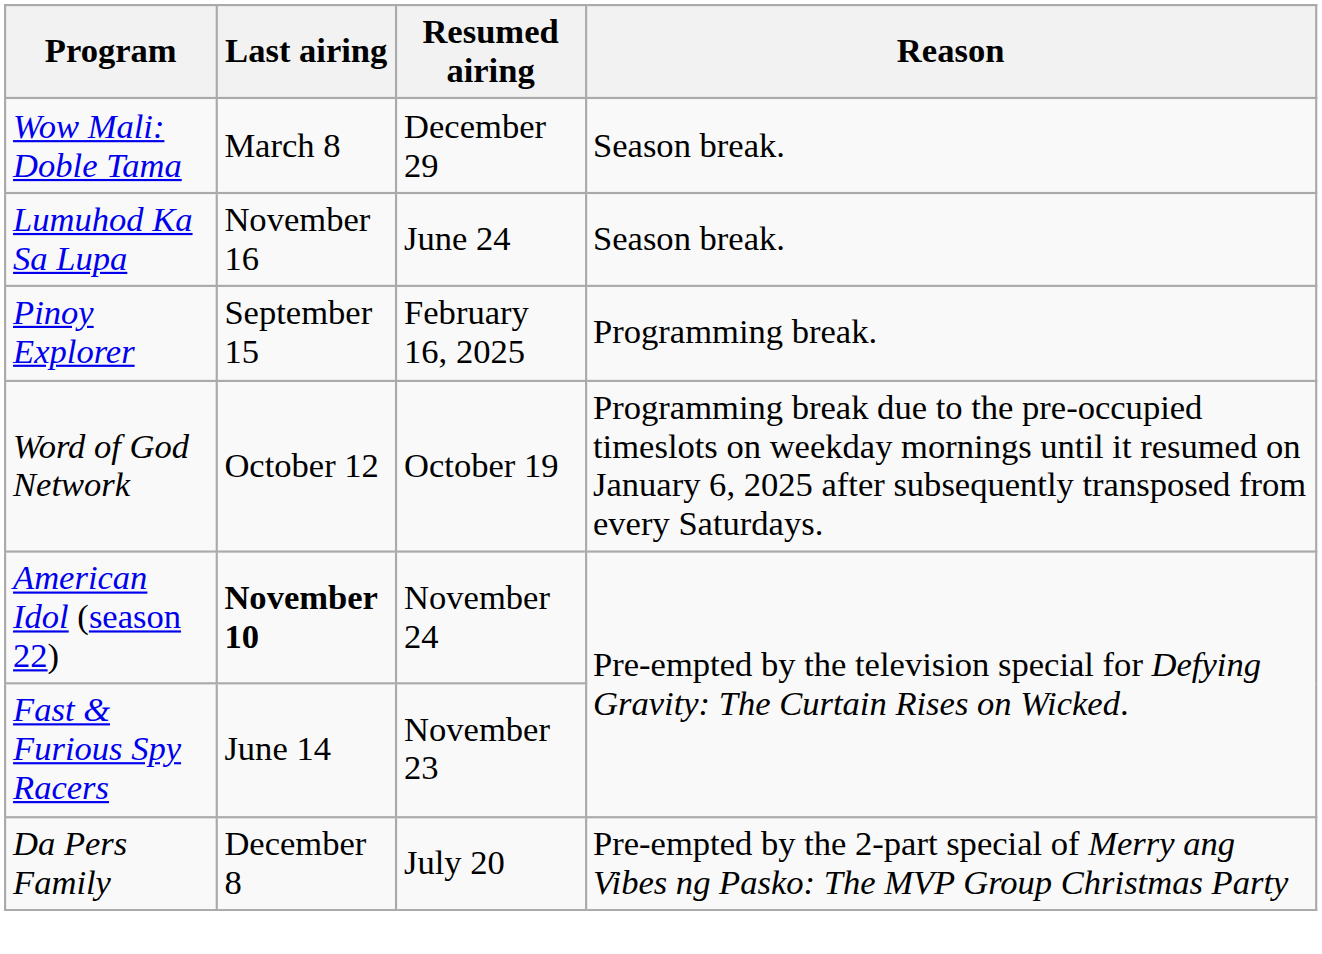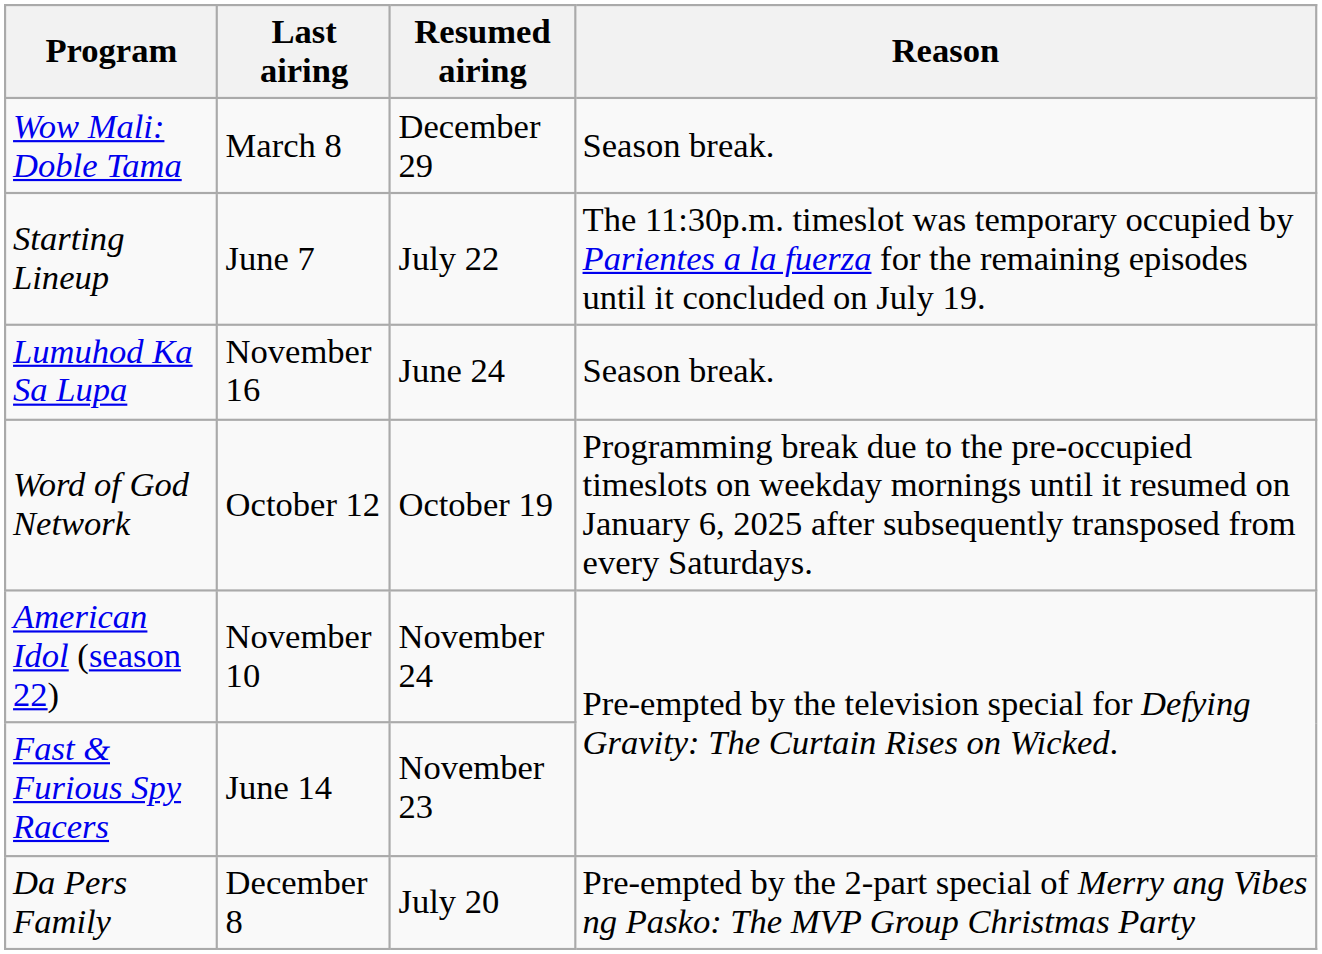+ row: (69, 258)
- row: (74, 332)
(301, 616) bold -> (299, 655) normal
